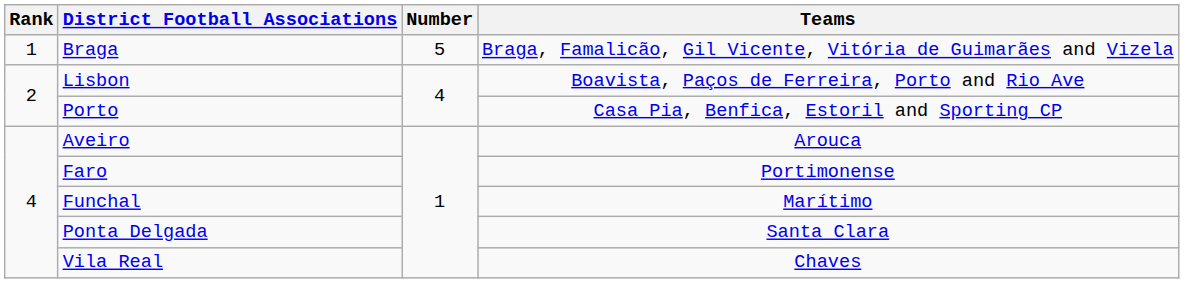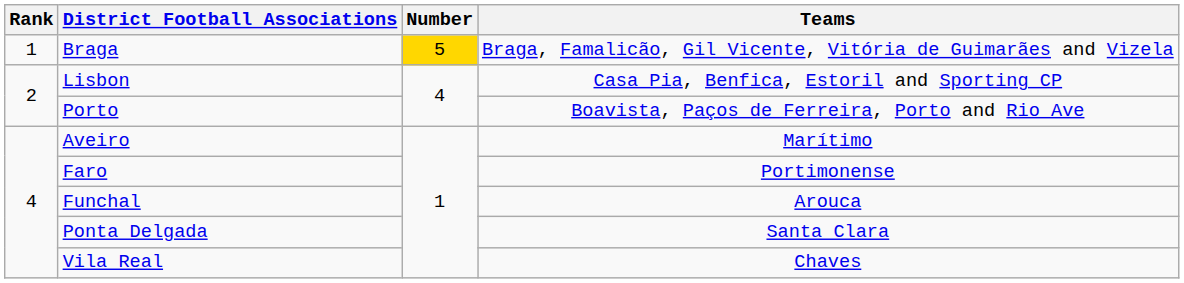(440, 50) no background -> (440, 50) gold background
(828, 80) Boavista, Paços de Ferreira, Porto and Rio Ave -> (828, 80) Casa Pia, Benfica, Estoril and Sporting CP
(828, 111) Casa Pia, Benfica, Estoril and Sporting CP -> (828, 111) Boavista, Paços de Ferreira, Porto and Rio Ave
(828, 141) Arouca -> (828, 141) Marítimo
(828, 202) Marítimo -> (828, 202) Arouca
